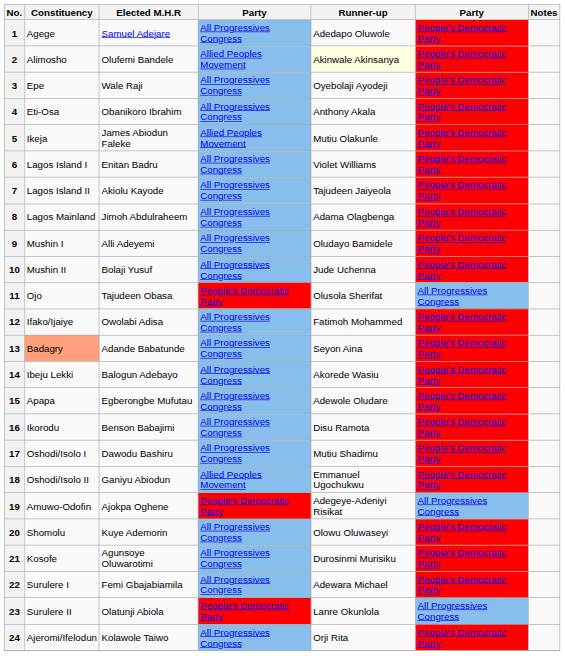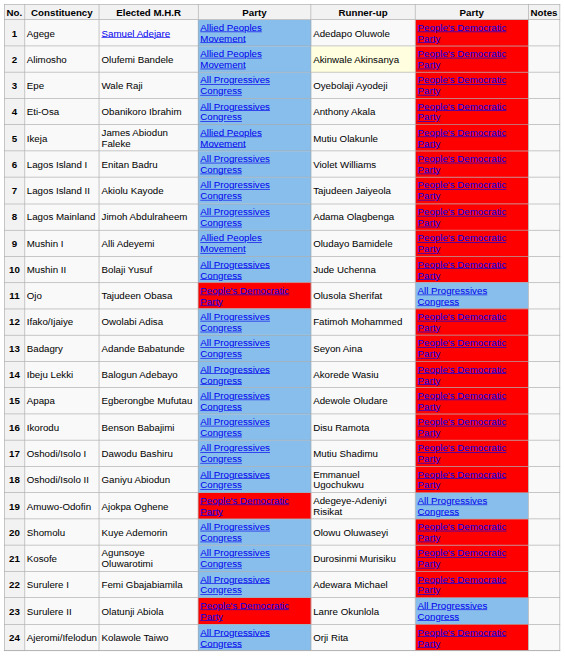(235, 33) All Progressives Congress -> (231, 33) Allied Peoples Movement
(235, 243) All Progressives Congress -> (231, 243) Allied Peoples Movement
(45, 348) lightsalmon background -> (45, 348) no background
(231, 480) Allied Peoples Movement -> (235, 480) All Progressives Congress
